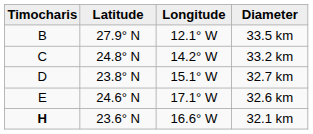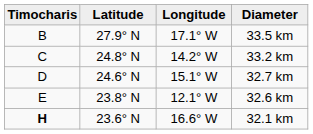(194, 35) 12.1° W -> (194, 35) 17.1° W
(118, 77) 23.8° N -> (118, 77) 24.6° N
(118, 98) 24.6° N -> (118, 98) 23.8° N
(194, 98) 17.1° W -> (194, 98) 12.1° W
